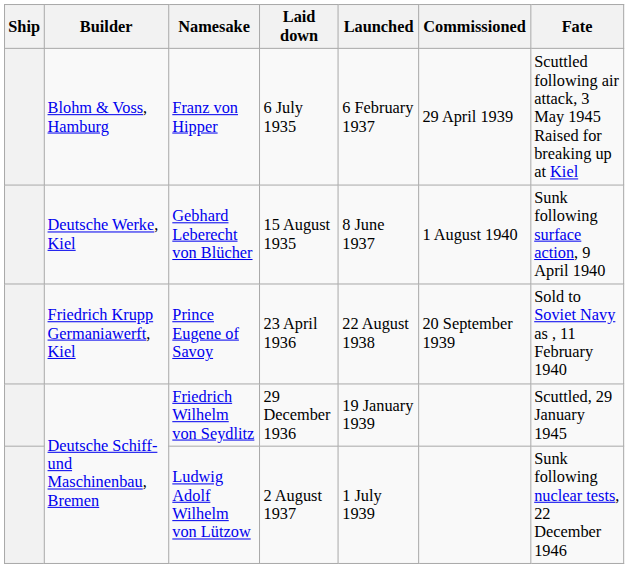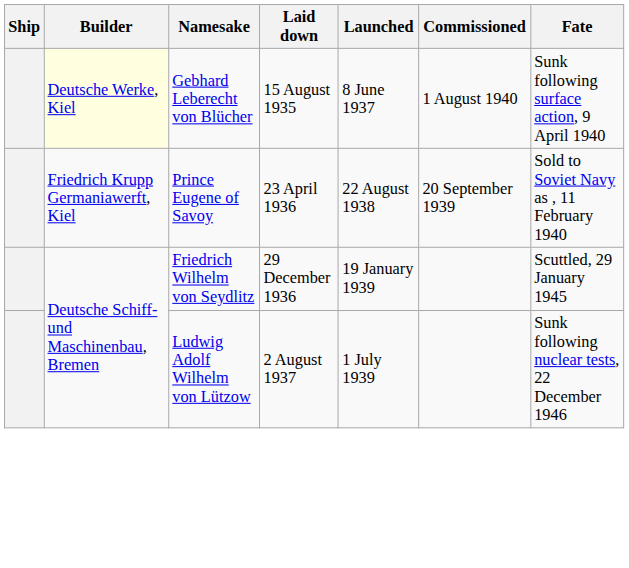- row: (205, 116)
(103, 234) no background -> (103, 98) lightyellow background
